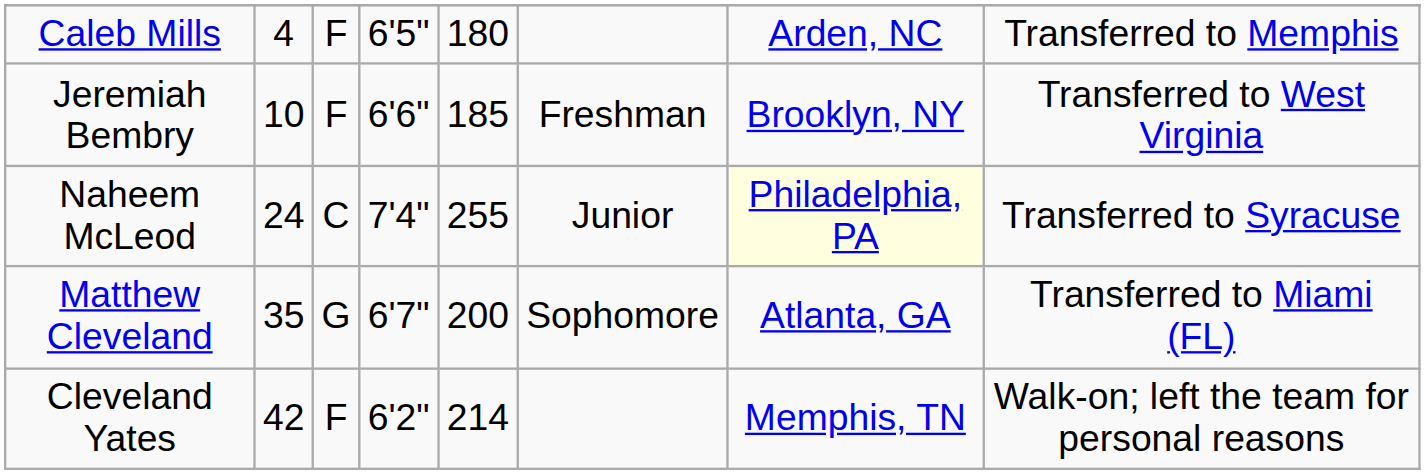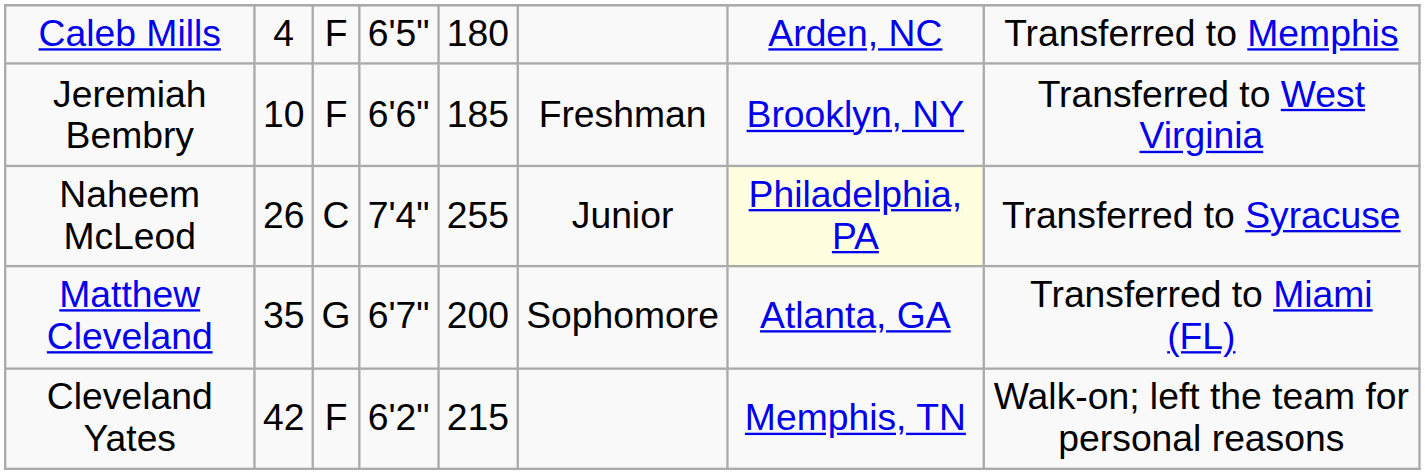(284, 215) 24 -> (284, 215) 26
(478, 417) 214 -> (478, 417) 215
